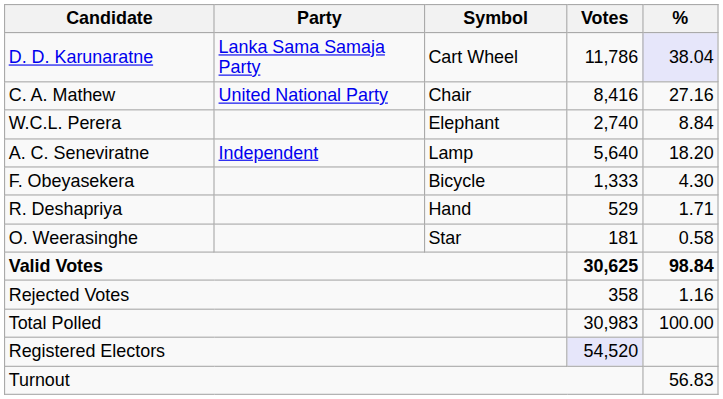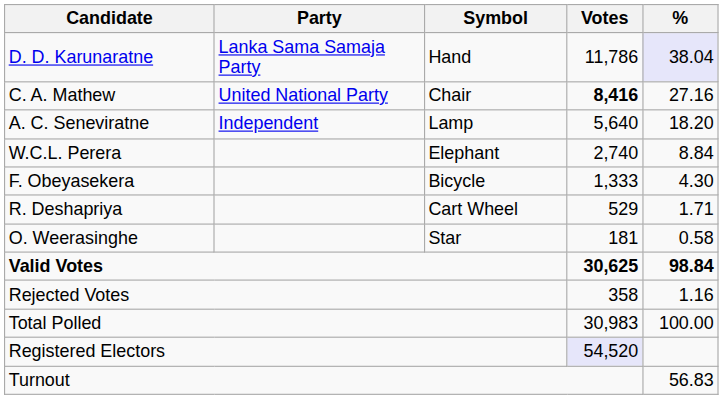(473, 57) Cart Wheel -> (450, 57) Hand
(616, 95) normal -> (616, 95) bold
rows swapped: (79, 152) <-> (65, 124)
(450, 209) Hand -> (473, 209) Cart Wheel
